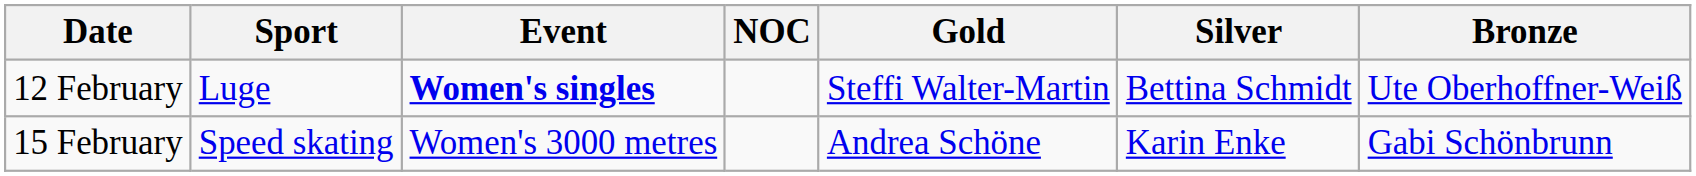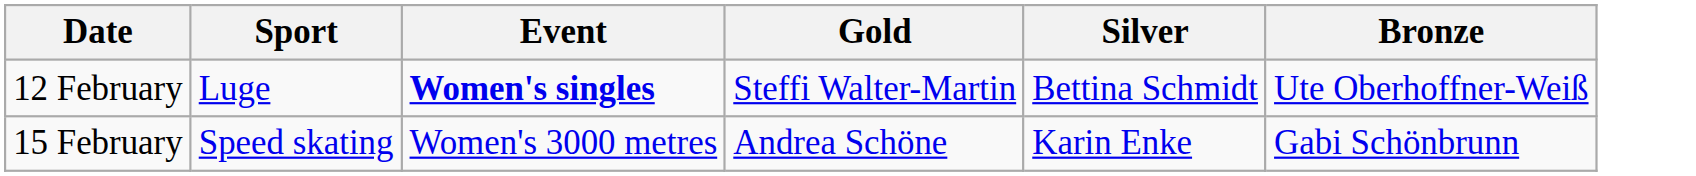- column: (772, 32)
